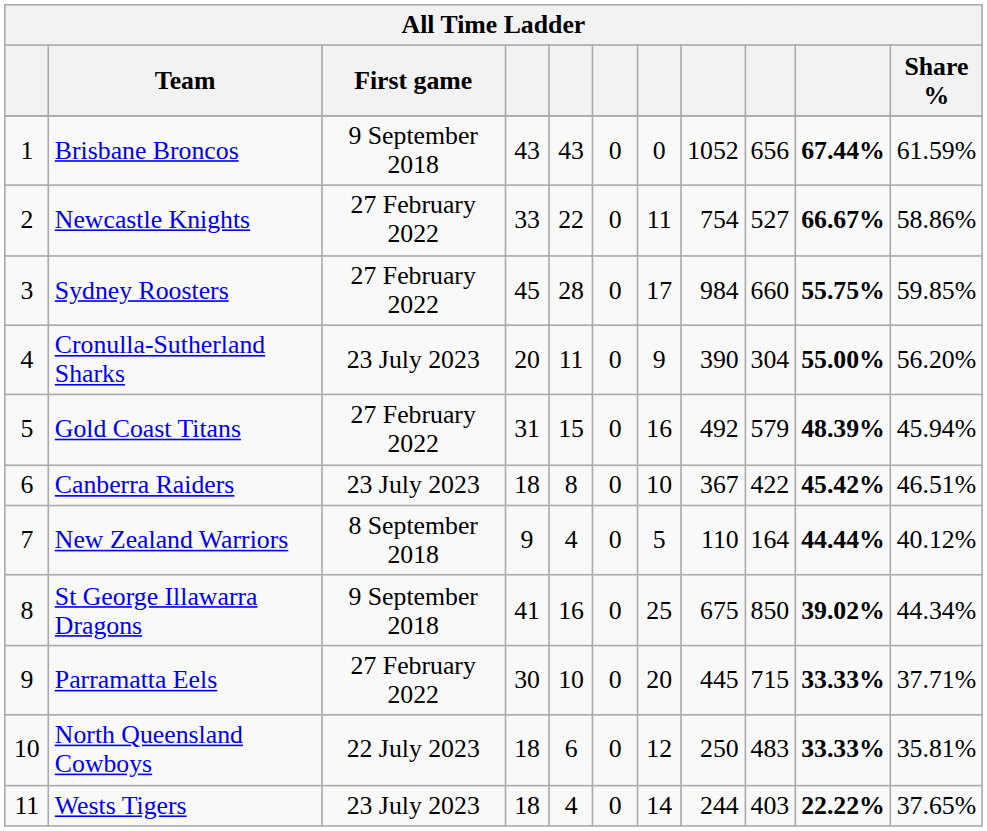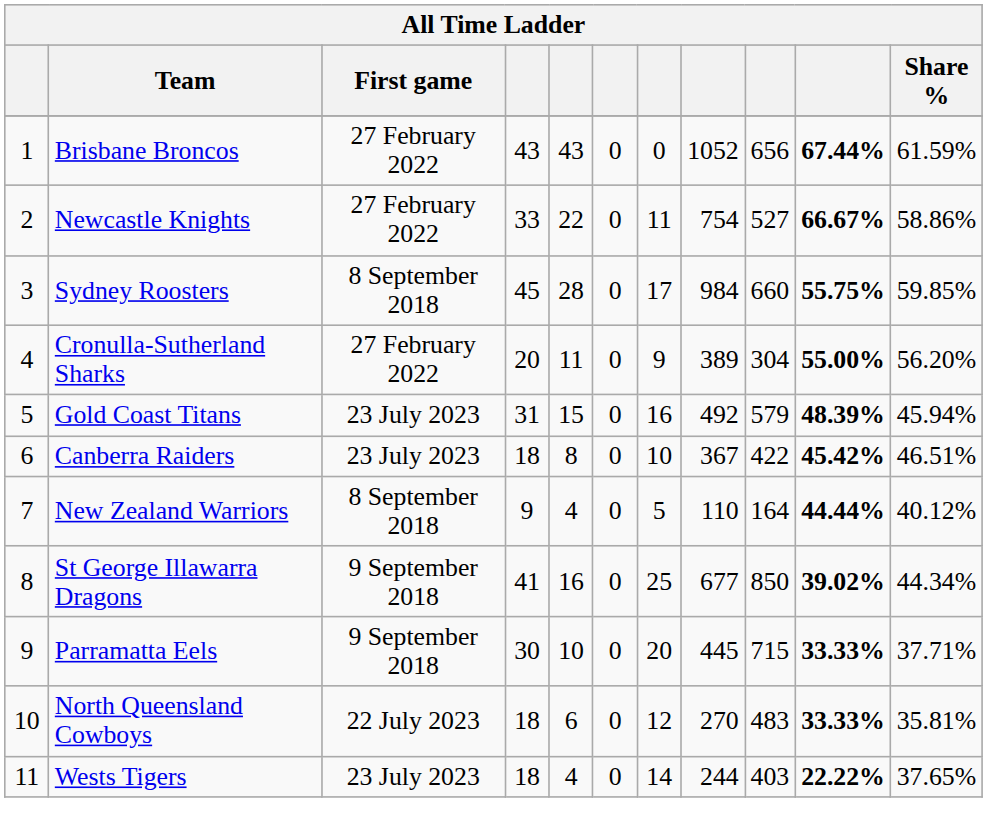(413, 150) 9 September 2018 -> (413, 150) 27 February 2022
(413, 289) 27 February 2022 -> (413, 289) 8 September 2018
(413, 359) 23 July 2023 -> (413, 359) 27 February 2022
(719, 359) 390 -> (719, 359) 389
(413, 429) 27 February 2022 -> (413, 414) 23 July 2023
(719, 609) 675 -> (719, 580) 677
(413, 679) 27 February 2022 -> (413, 650) 9 September 2018
(719, 749) 250 -> (719, 720) 270
